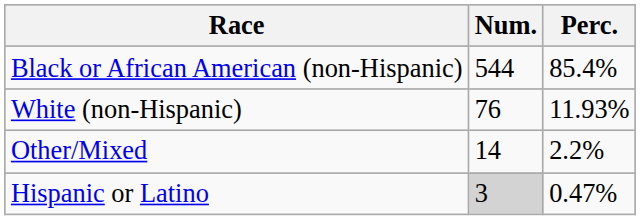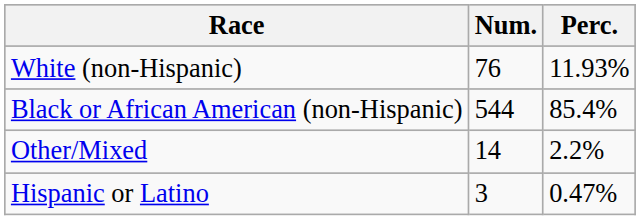rows swapped: (126, 109) <-> (237, 67)
(481, 192) lightgrey background -> (481, 192) no background
